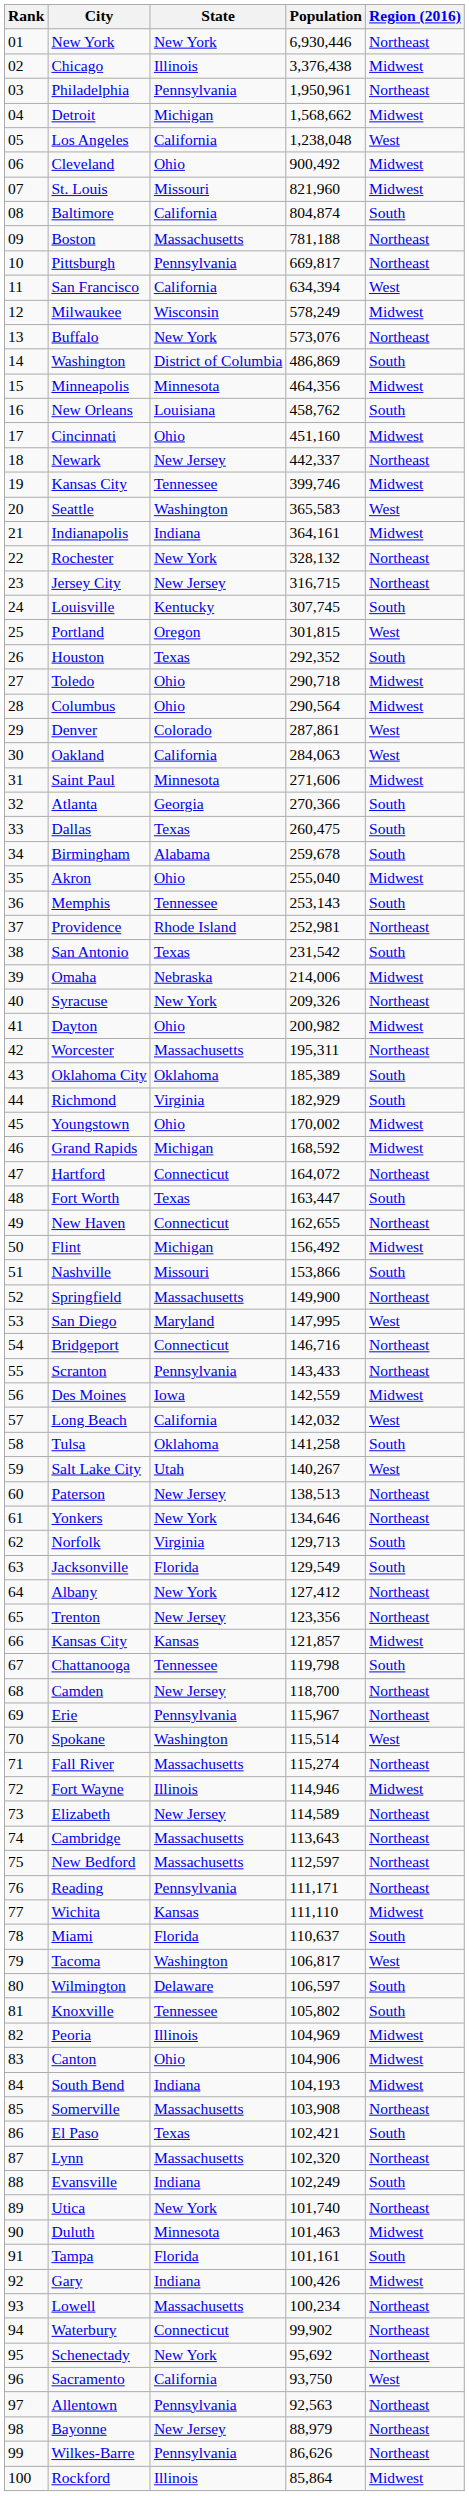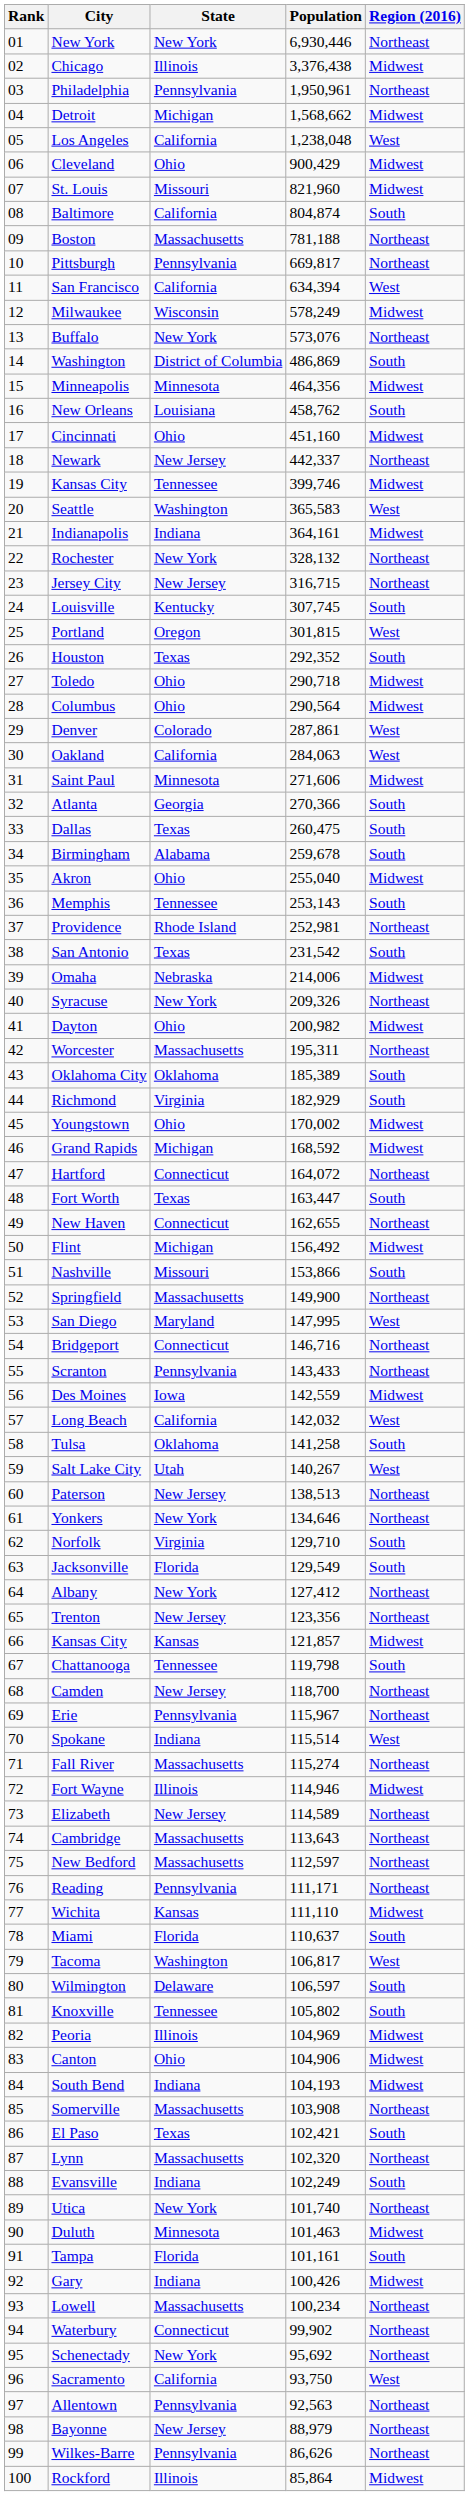(315, 164) 900,492 -> (315, 164) 900,429
(315, 1542) 129,713 -> (315, 1542) 129,710
(191, 1739) Washington -> (177, 1739) Indiana
